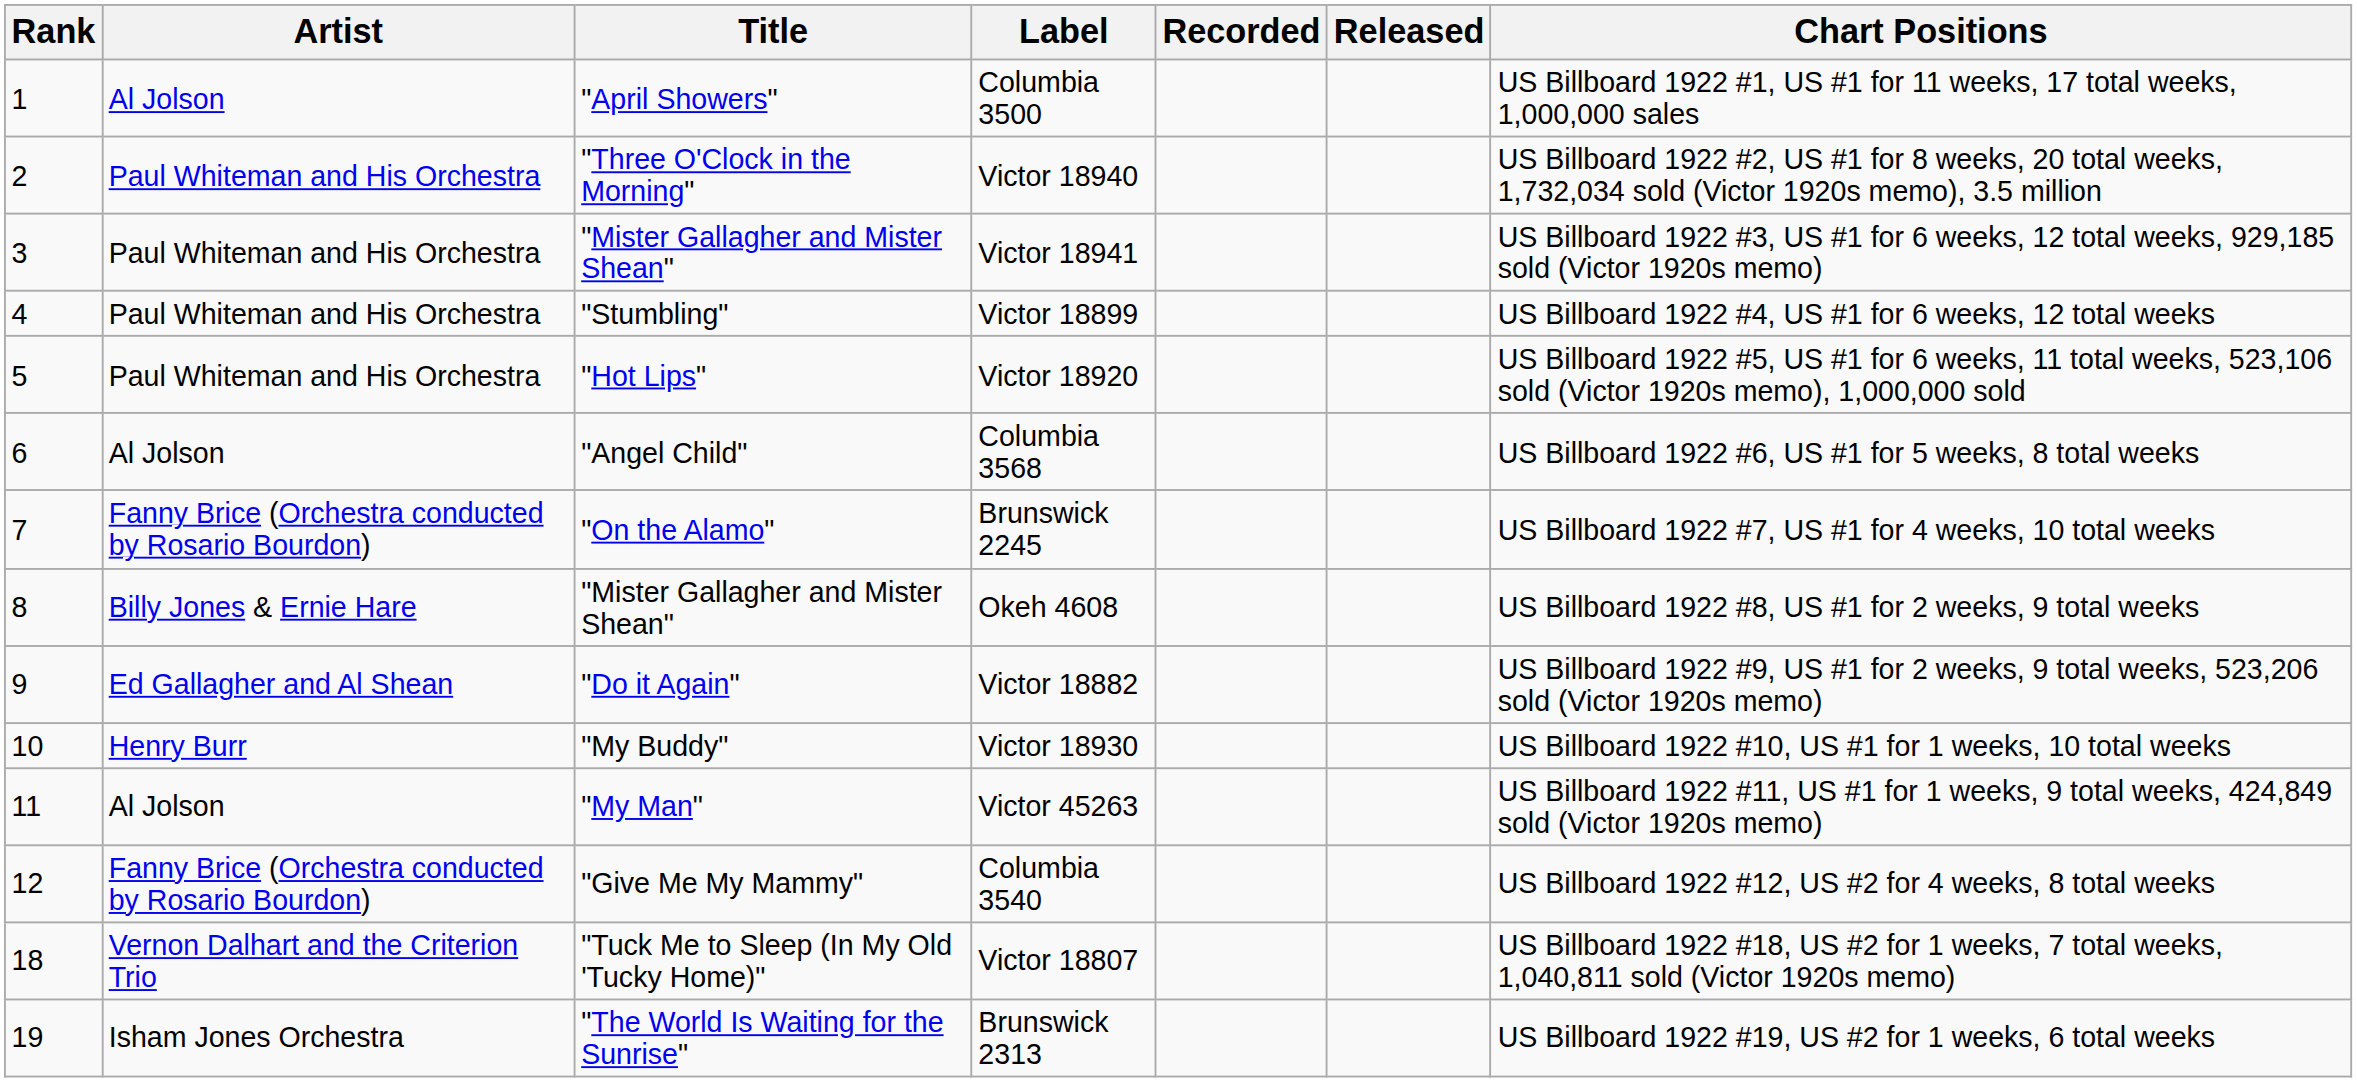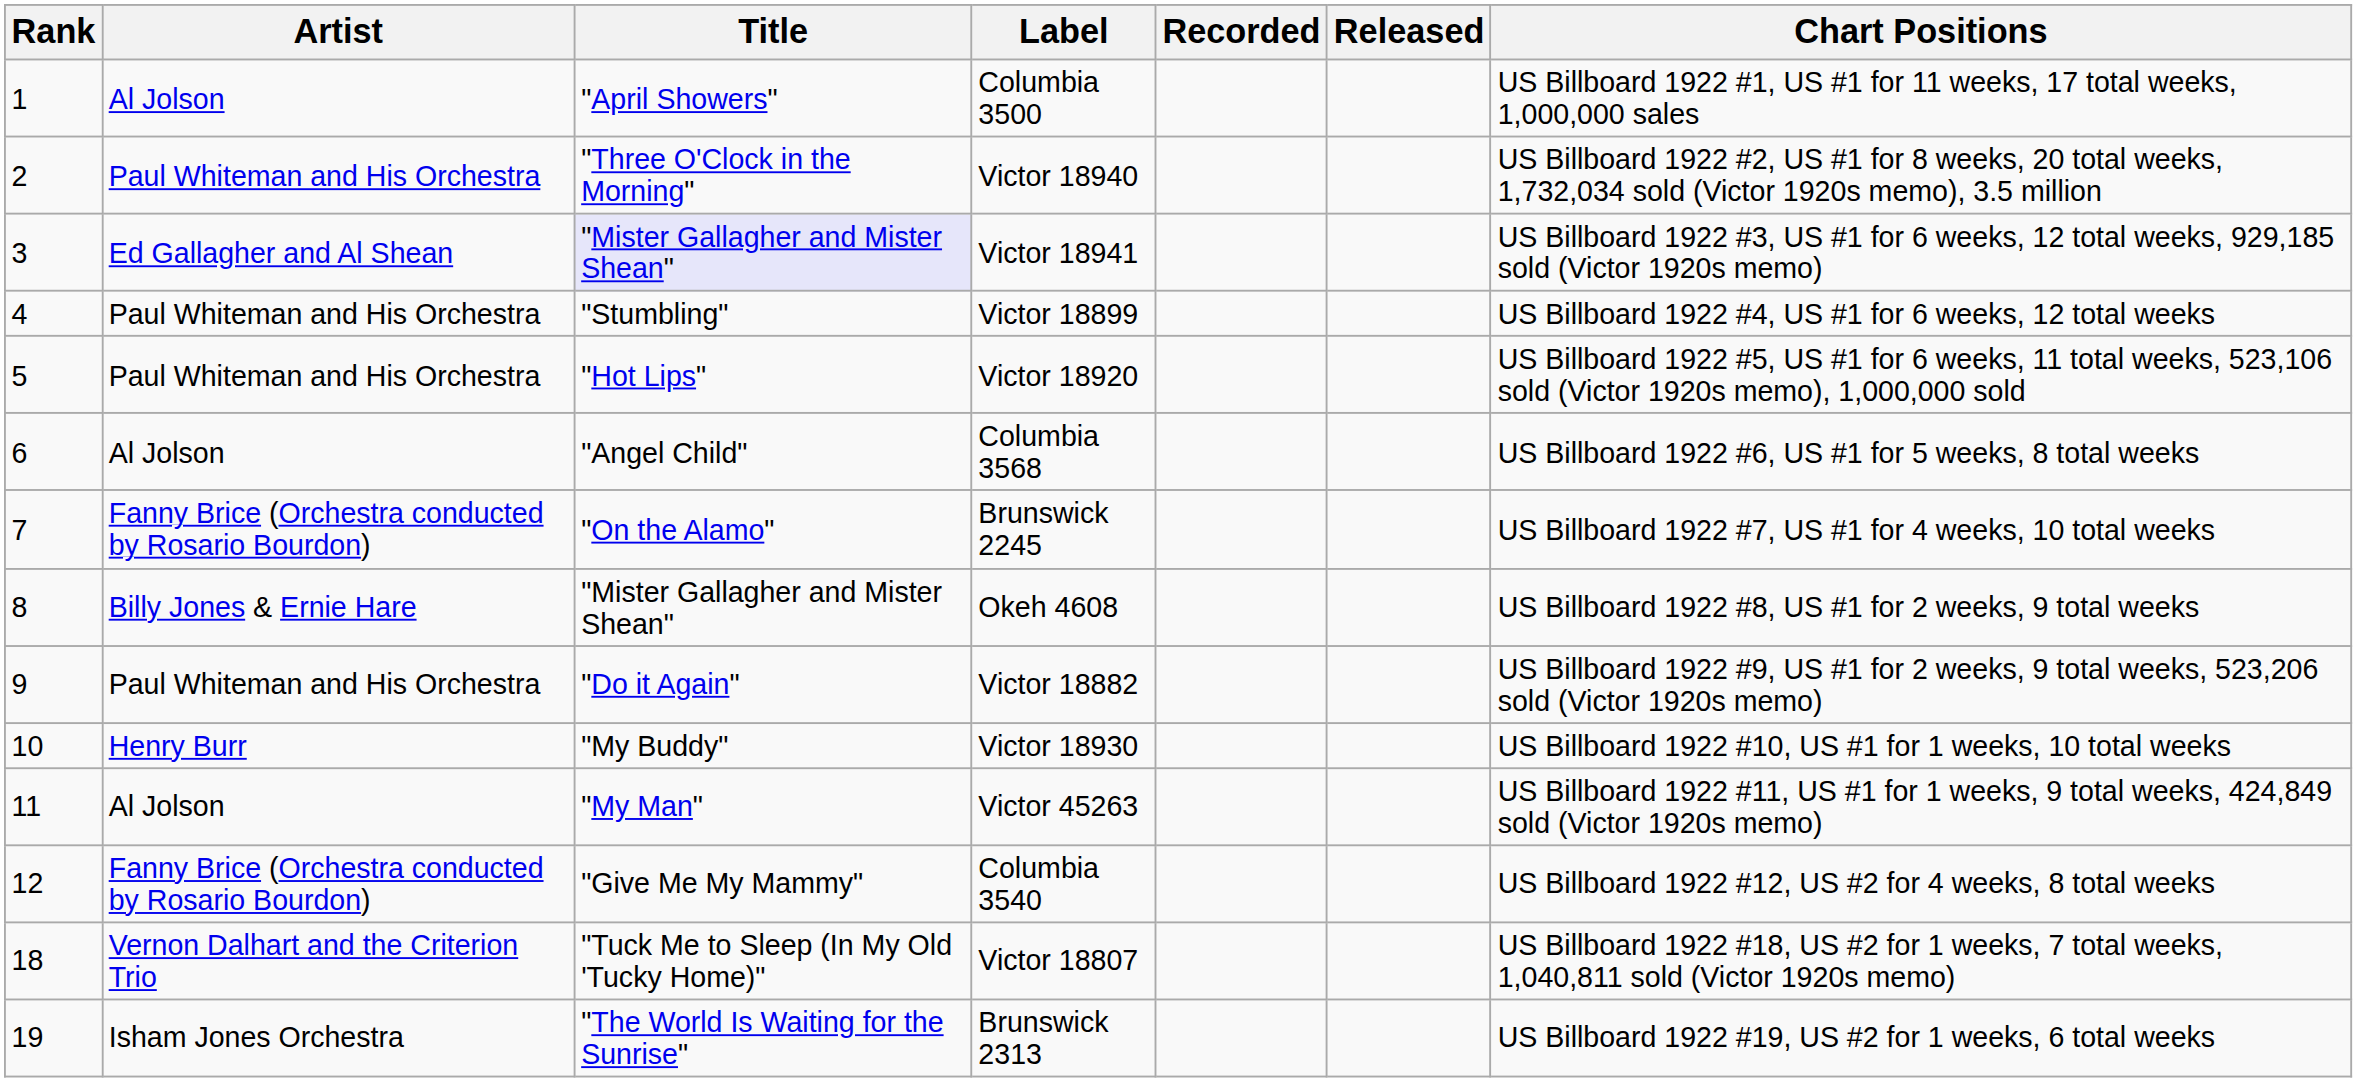(325, 253) Paul Whiteman and His Orchestra -> (281, 253) Ed Gallagher and Al Shean
(762, 253) no background -> (762, 253) lavender background
(281, 684) Ed Gallagher and Al Shean -> (325, 684) Paul Whiteman and His Orchestra
